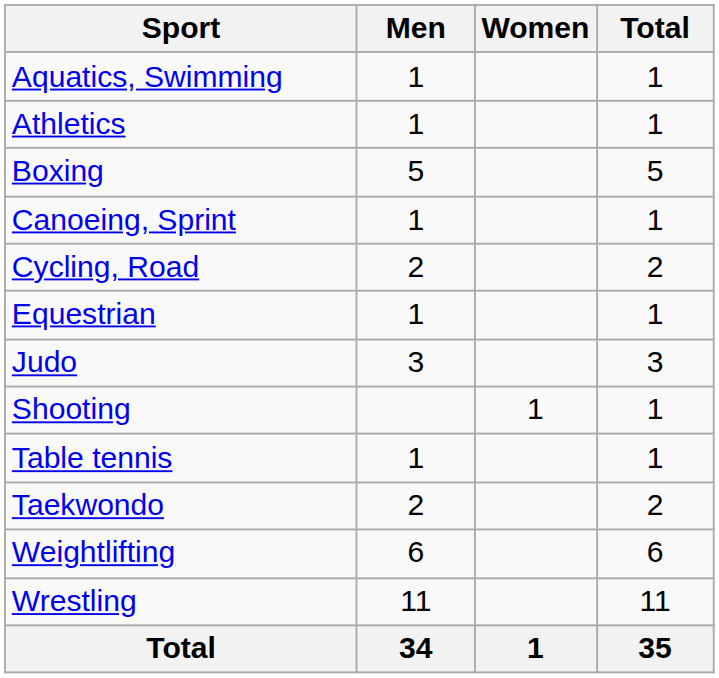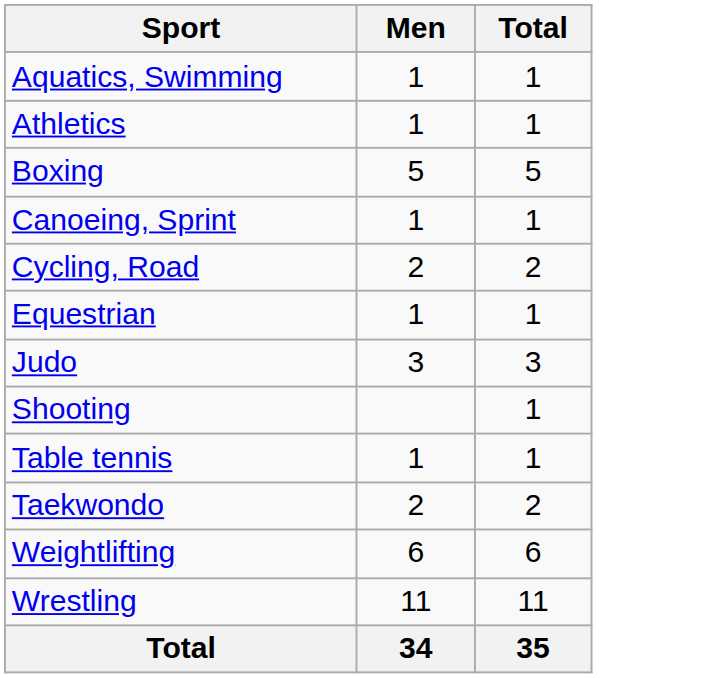- column: (535, 28)
